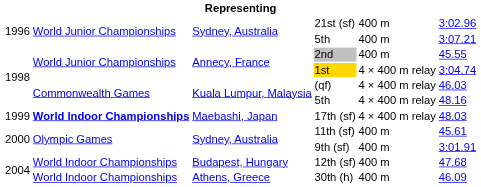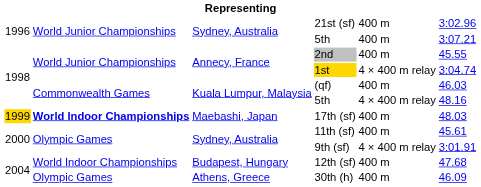(397, 85) 4 × 400 m relay -> (374, 85) 400 m
(18, 116) no background -> (18, 116) gold background
(397, 116) 4 × 400 m relay -> (374, 116) 400 m
(374, 147) 400 m -> (397, 147) 4 × 400 m relay
(105, 177) World Indoor Championships -> (73, 177) Olympic Games
